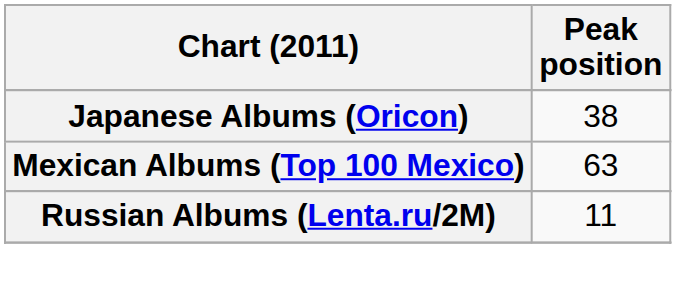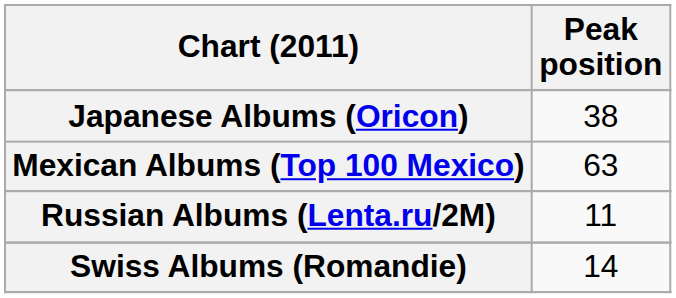+ row: (268, 266)
